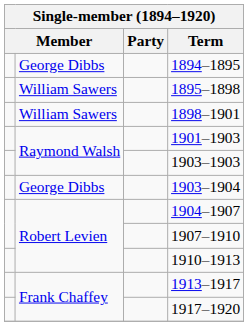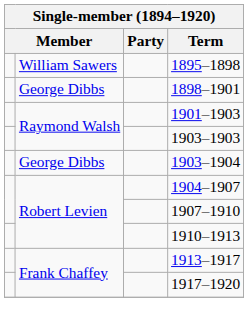- row: (206, 65)
(68, 114) William Sawers -> (62, 89) George Dibbs
